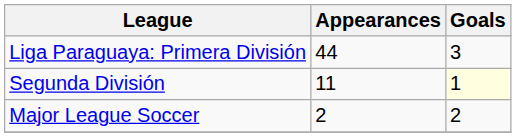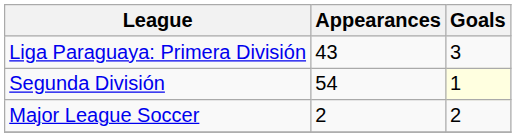(326, 52) 44 -> (326, 52) 43
(326, 83) 11 -> (326, 83) 54
